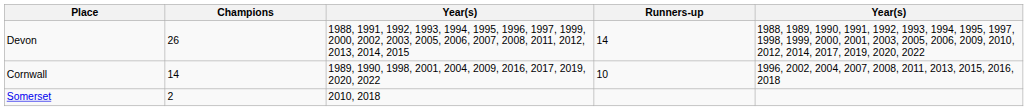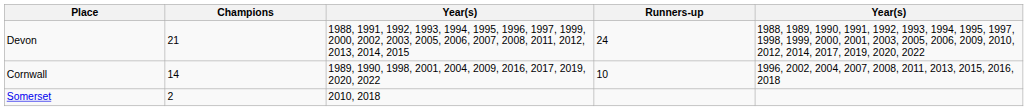(173, 40) 26 -> (173, 40) 21
(602, 40) 14 -> (602, 40) 24
